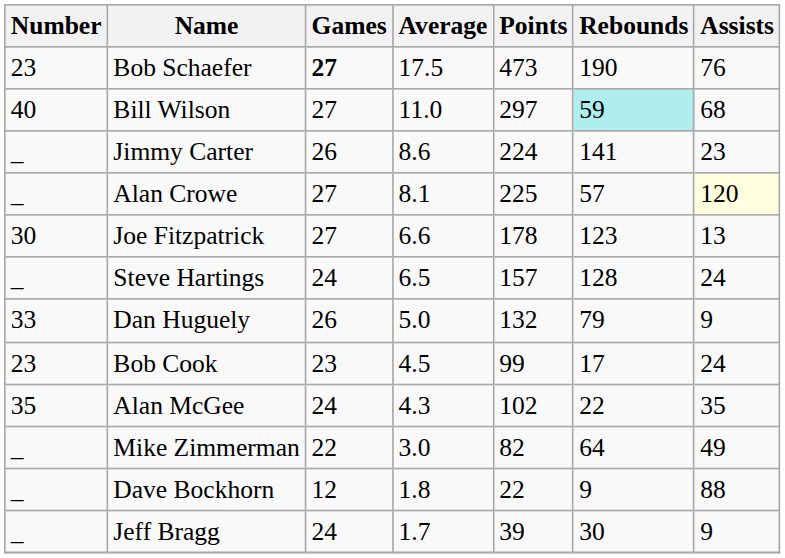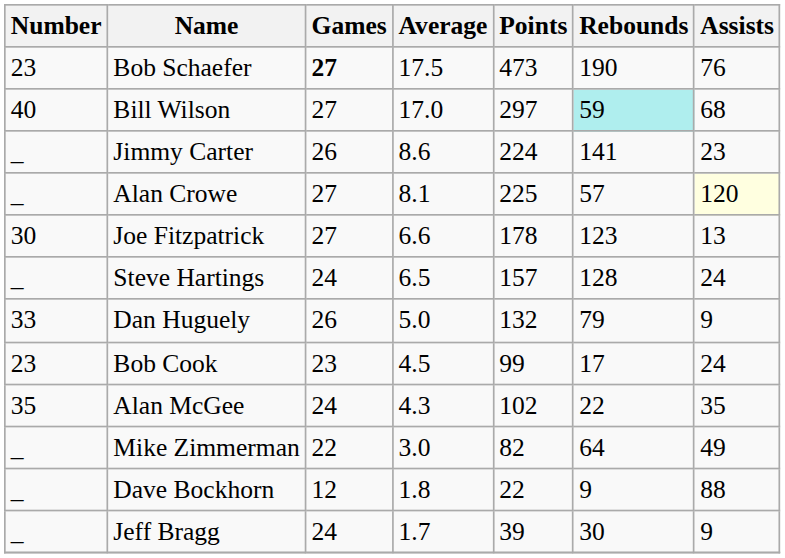(420, 109) 11.0 -> (421, 109) 17.0
